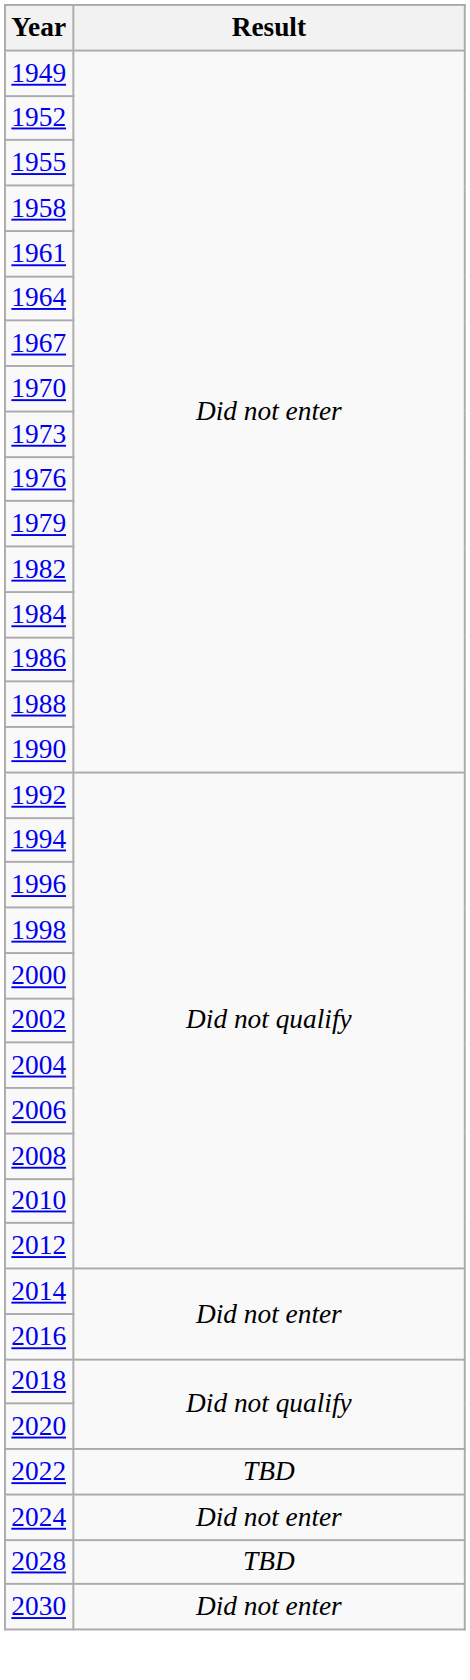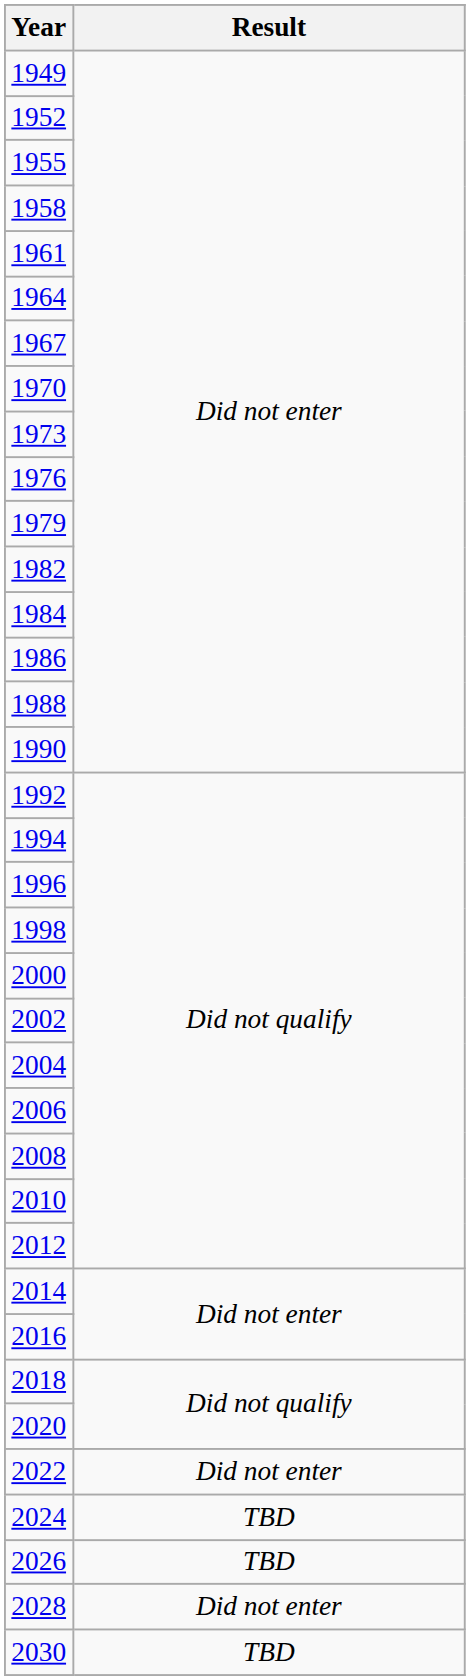(269, 1471) TBD -> (269, 1471) Did not enter
(269, 1516) Did not enter -> (269, 1516) TBD
+ row: (39, 1561)
(269, 1561) TBD -> (269, 1606) Did not enter
(269, 1606) Did not enter -> (269, 1651) TBD
